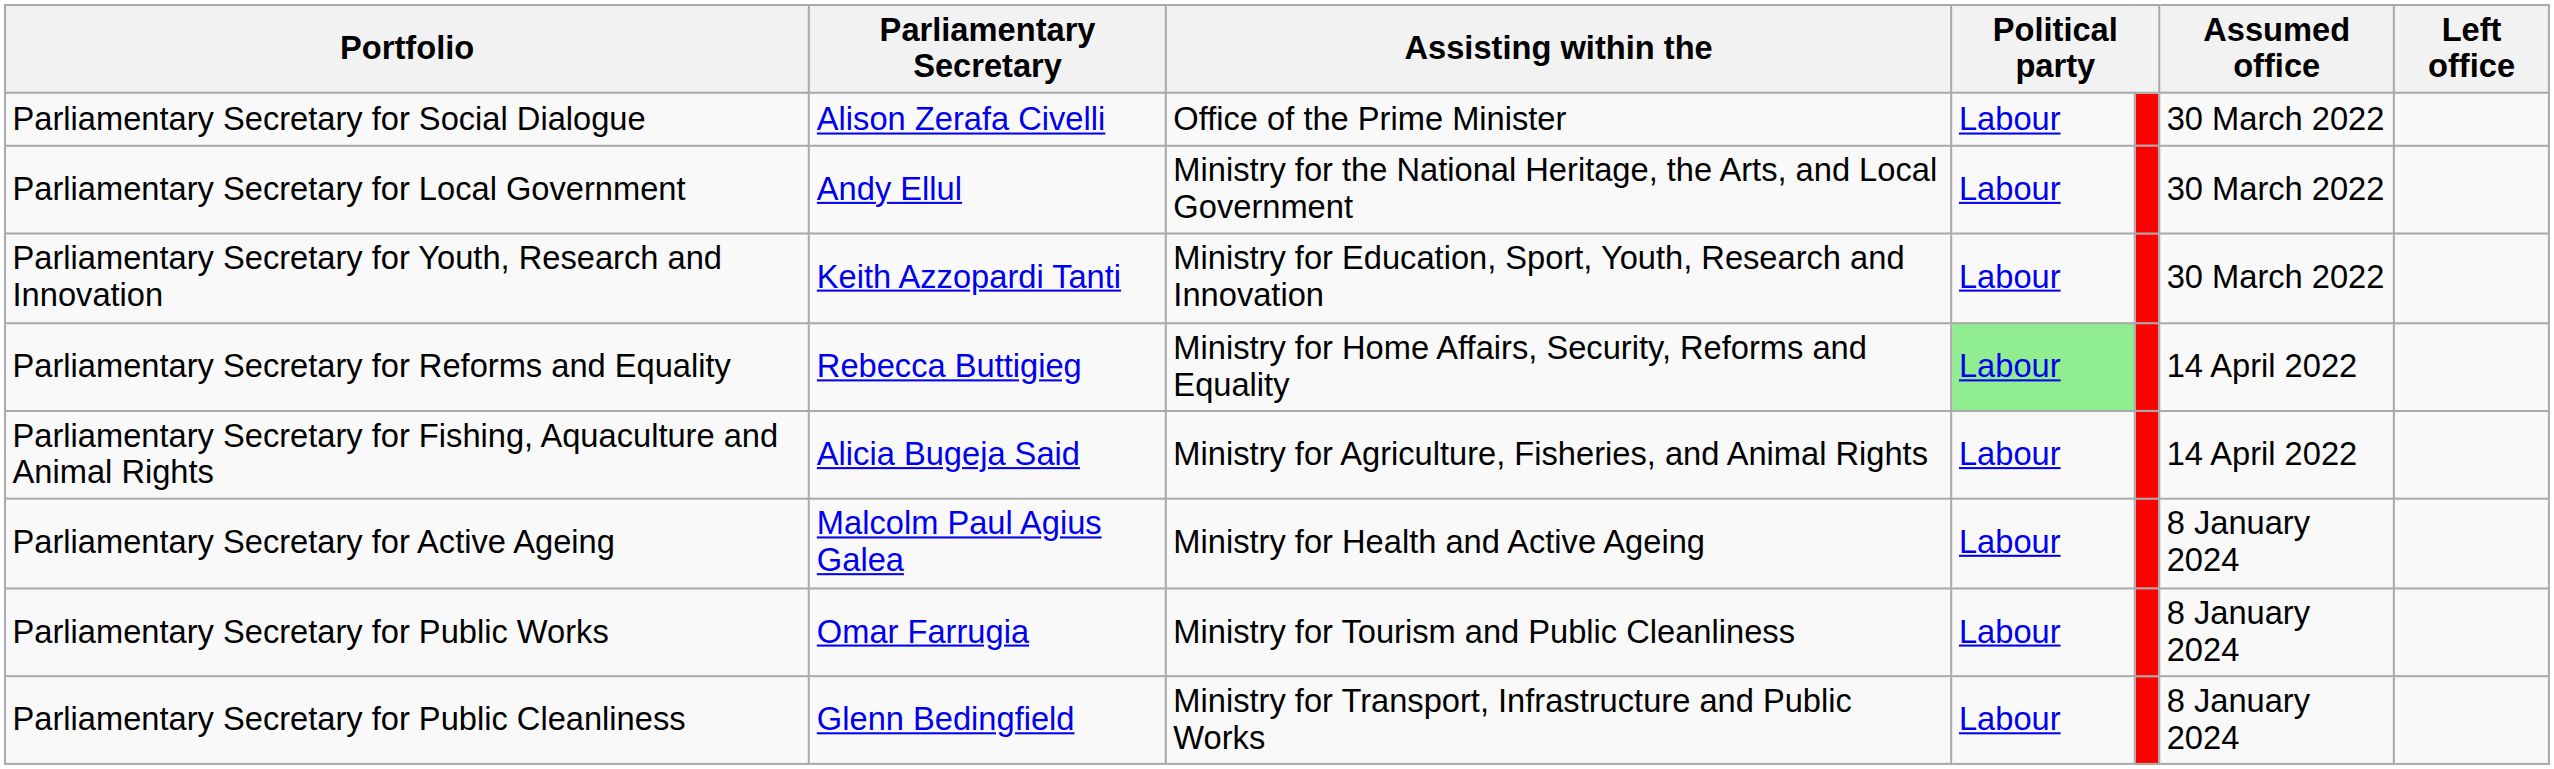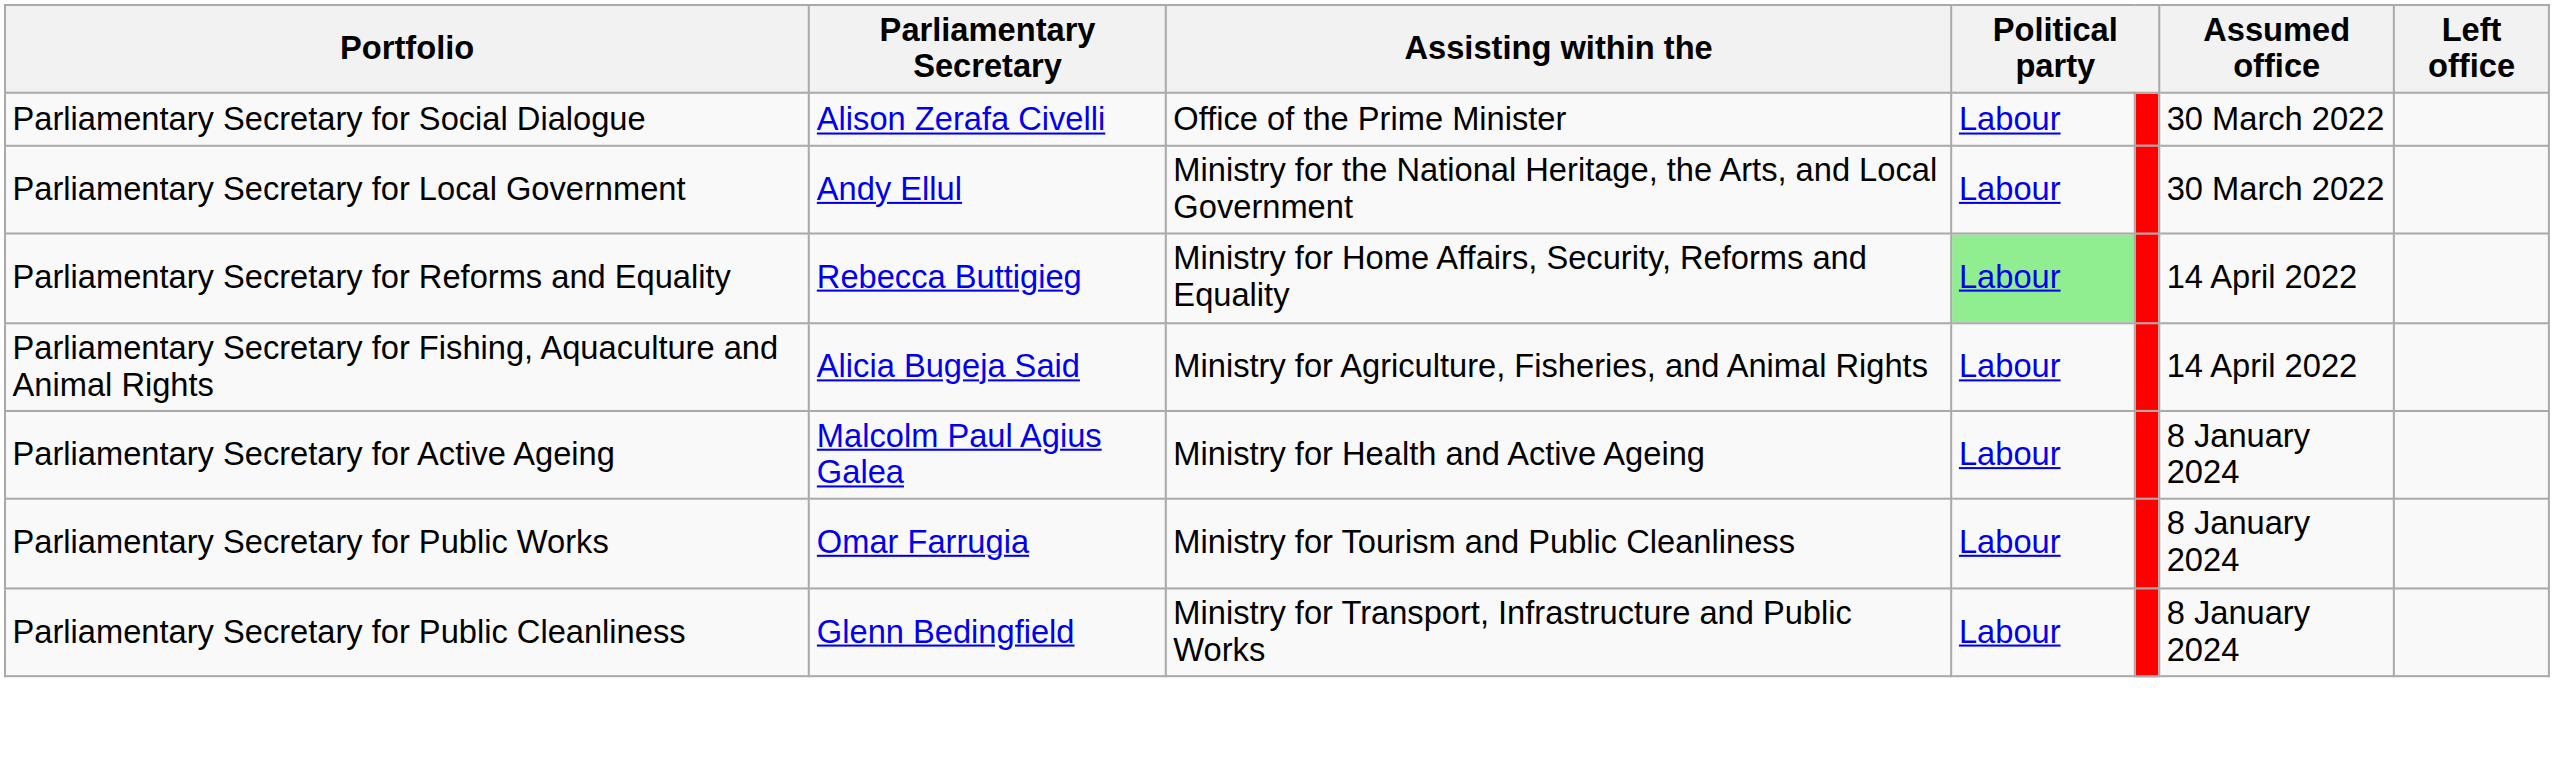- row: (367, 277)
